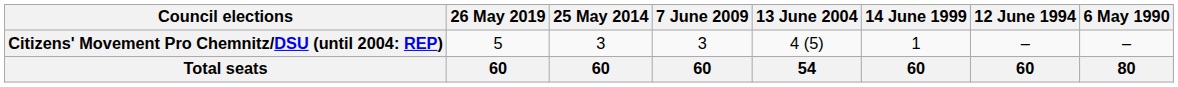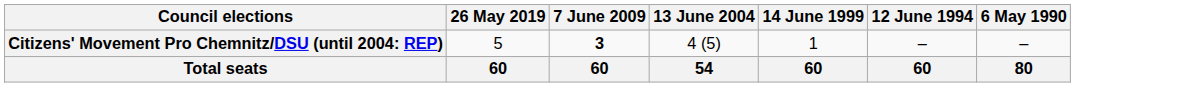- column: (601, 17)
(702, 43) normal -> (599, 43) bold
